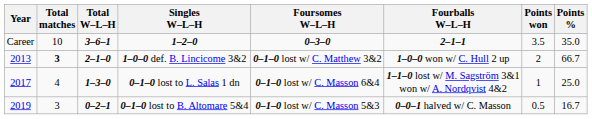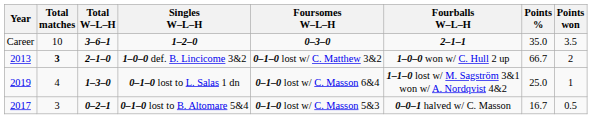columns swapped: (538, 19) <-> (571, 19)
(21, 82) 2017 -> (21, 82) 2019
(21, 105) 2019 -> (21, 105) 2017
